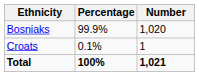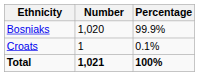columns swapped: (166, 12) <-> (106, 12)
